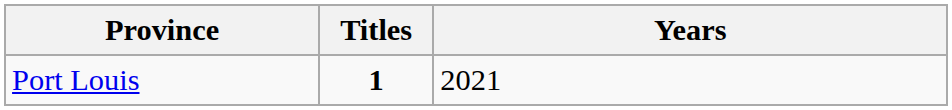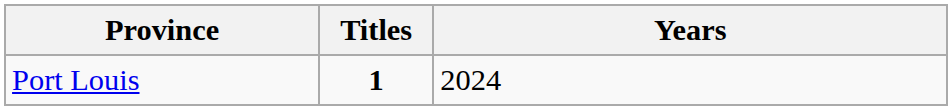(471, 79) 2021 -> (471, 79) 2024
